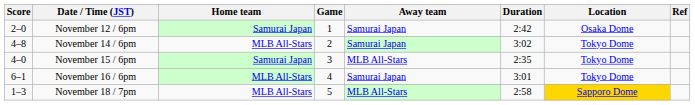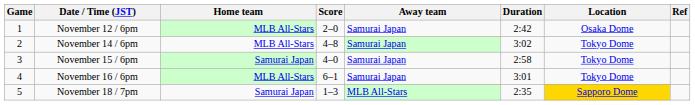columns swapped: (330, 12) <-> (19, 12)
(282, 28) Samurai Japan -> (284, 28) MLB All-Stars
(377, 60) MLB All-Stars -> (377, 60) Samurai Japan
(522, 60) 2:35 -> (522, 60) 2:58
(282, 92) MLB All-Stars -> (284, 92) Samurai Japan
(522, 92) 2:58 -> (522, 92) 2:35
